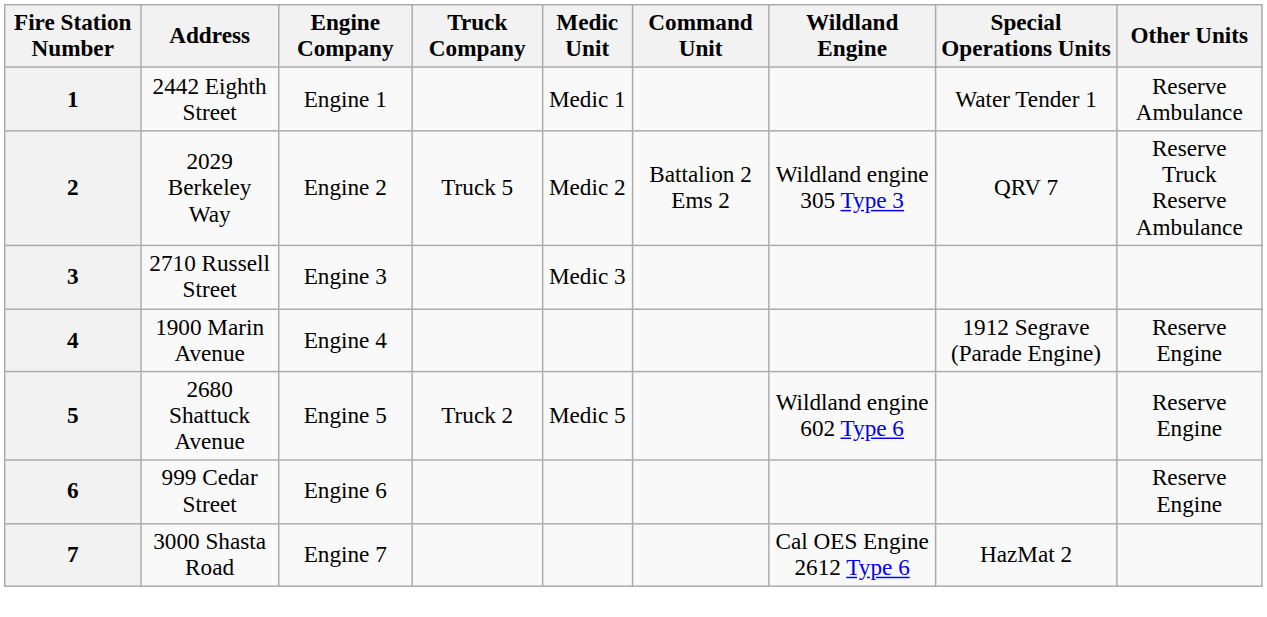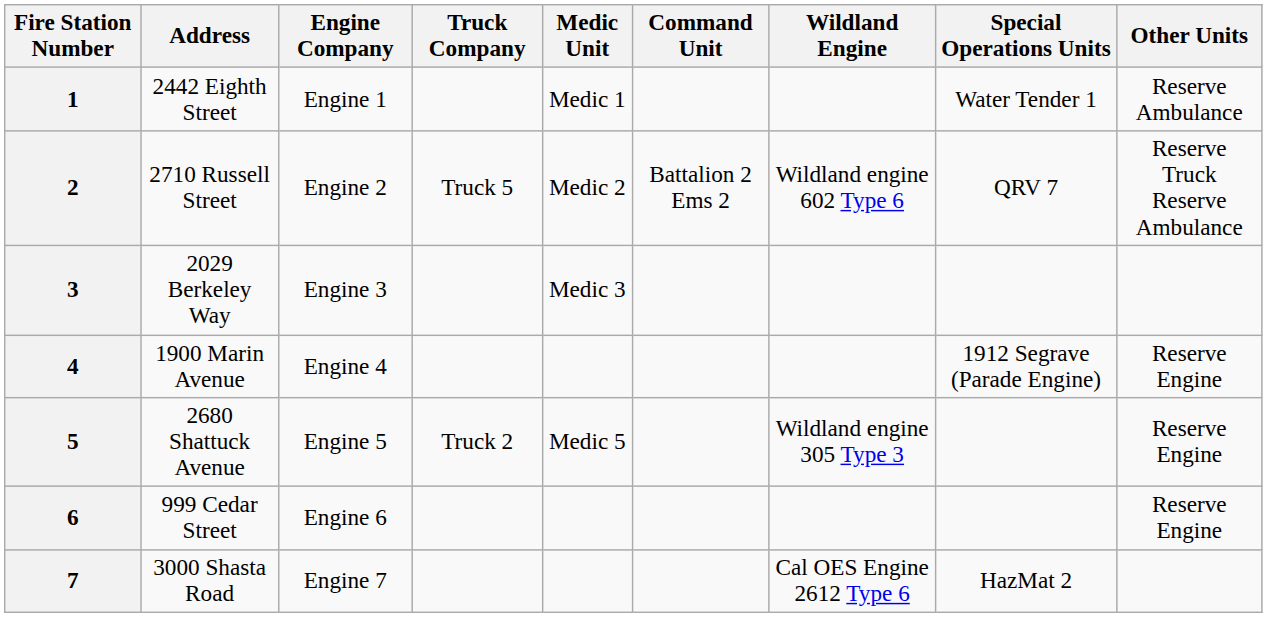(210, 187) 2029 Berkeley Way -> (210, 187) 2710 Russell Street
(852, 187) Wildland engine 305 Type 3 -> (852, 187) Wildland engine 602 Type 6
(210, 276) 2710 Russell Street -> (210, 289) 2029 Berkeley Way
(852, 415) Wildland engine 602 Type 6 -> (852, 441) Wildland engine 305 Type 3
